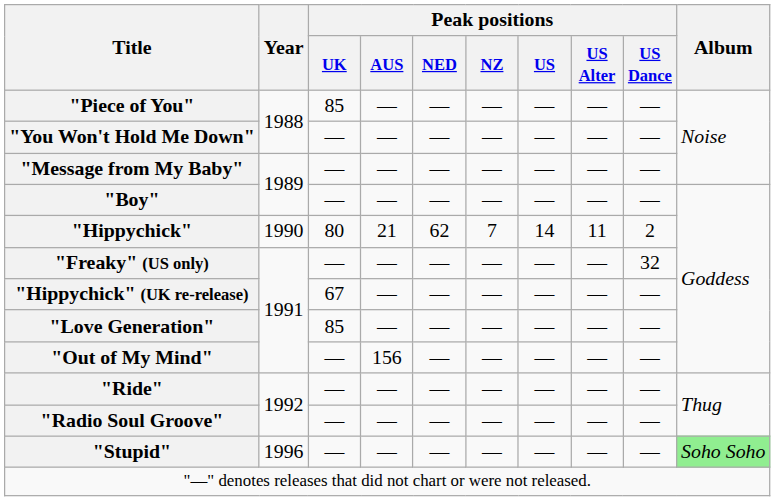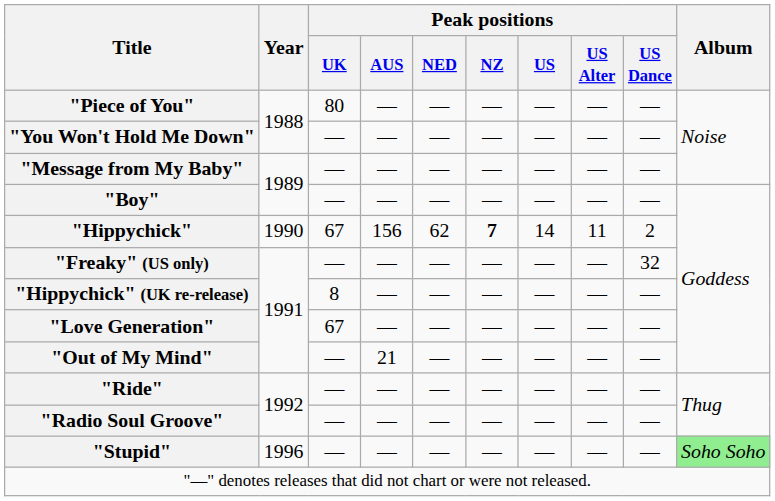(334, 105) 85 -> (334, 105) 80
(334, 231) 80 -> (334, 231) 67
(387, 231) 21 -> (387, 231) 156
(492, 231) normal -> (492, 231) bold
(334, 294) 67 -> (334, 294) 8
(334, 325) 85 -> (334, 325) 67
(387, 357) 156 -> (387, 357) 21
